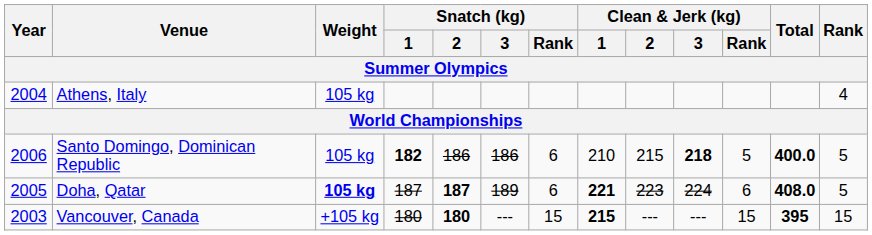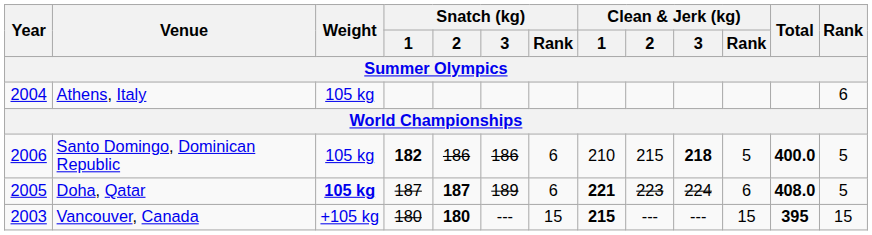(843, 95) 4 -> (843, 95) 6
